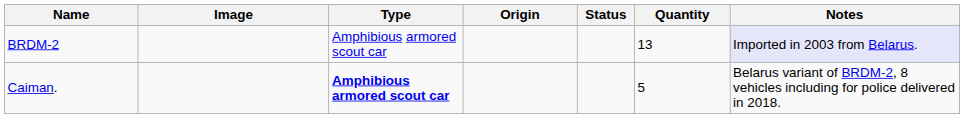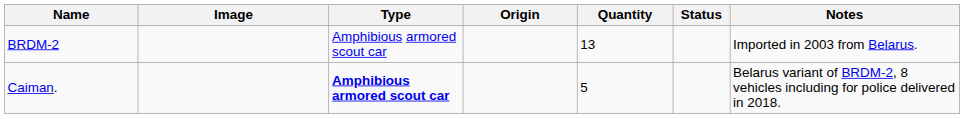columns swapped: (682, 15) <-> (606, 15)
(825, 44) lavender background -> (825, 44) no background
